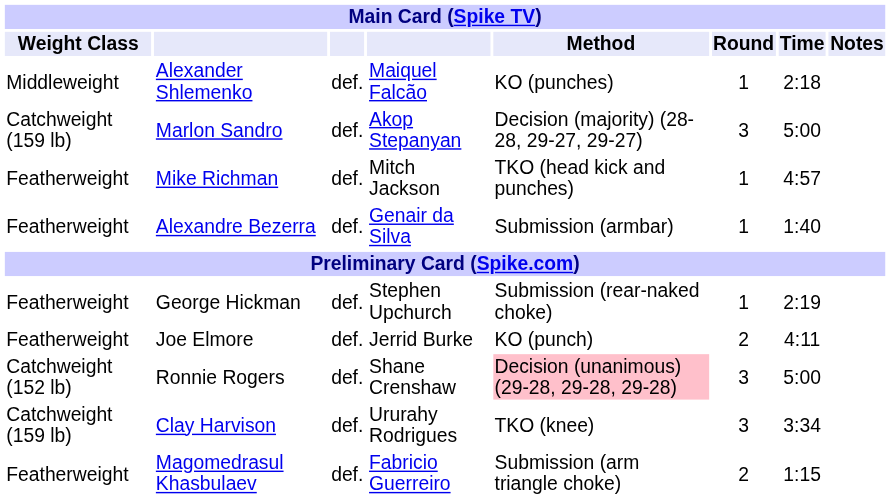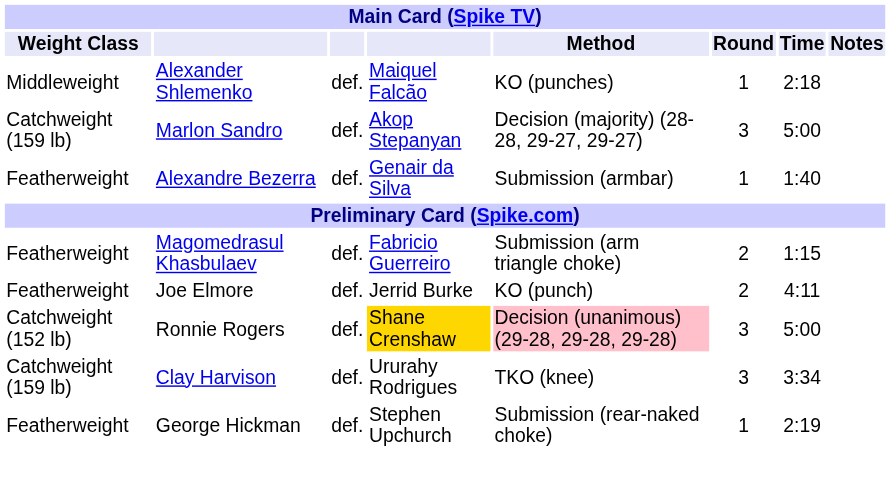- row: (217, 178)
rows swapped: (220, 473) <-> (228, 302)
(413, 377) no background -> (413, 329) gold background
